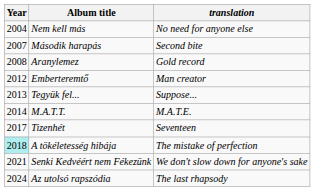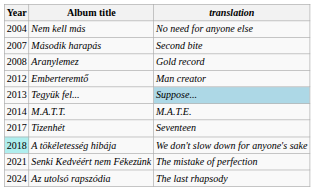(176, 95) no background -> (176, 95) lightblue background
(207, 145) The mistake of perfection -> (232, 145) We don't slow down for anyone's sake
(232, 161) We don't slow down for anyone's sake -> (207, 161) The mistake of perfection
